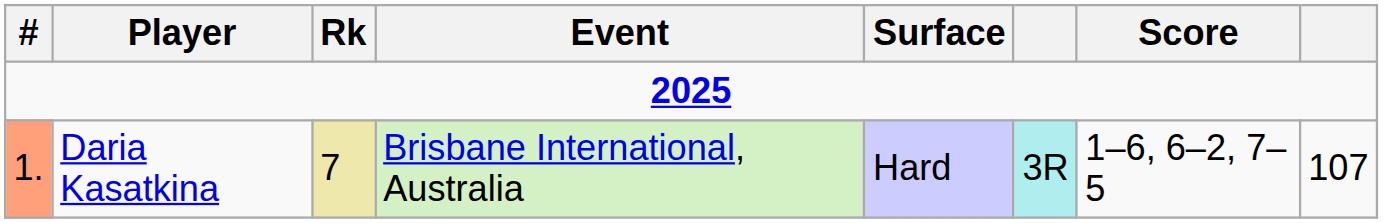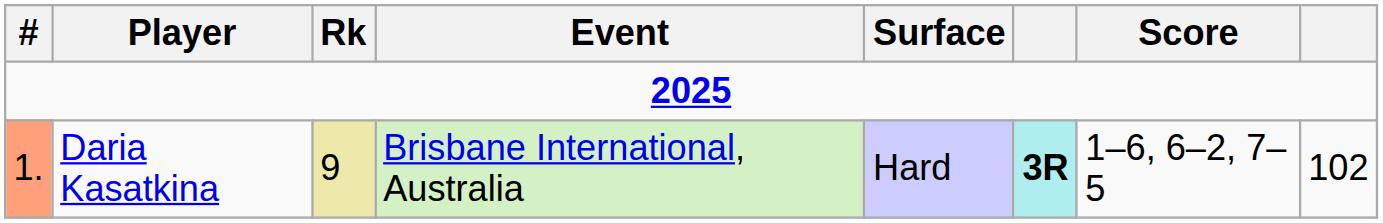(330, 168) 7 -> (330, 168) 9
(1046, 168) normal -> (1046, 168) bold
(1338, 168) 107 -> (1338, 168) 102
